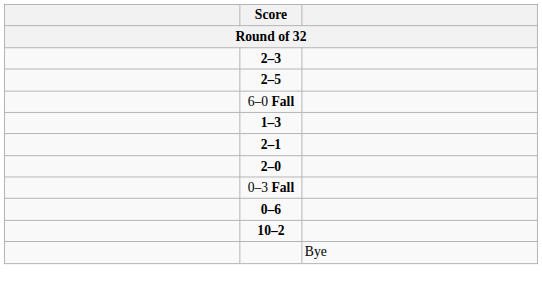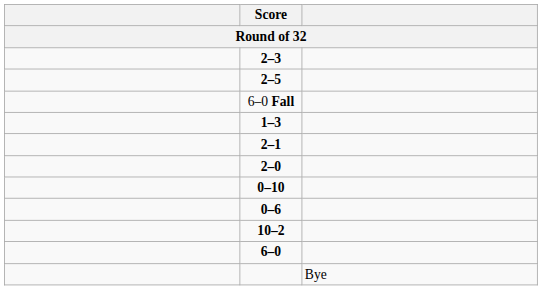+ row: (271, 187)
- row: (271, 187)
+ row: (271, 252)
